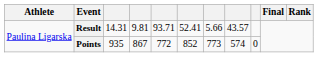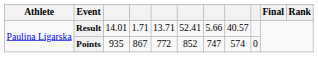(116, 28) 14.31 -> (116, 28) 14.01
(140, 28) 9.81 -> (140, 28) 1.71
(164, 28) 93.71 -> (164, 28) 13.71
(238, 28) 43.57 -> (238, 28) 40.57
(214, 44) 773 -> (214, 44) 747
